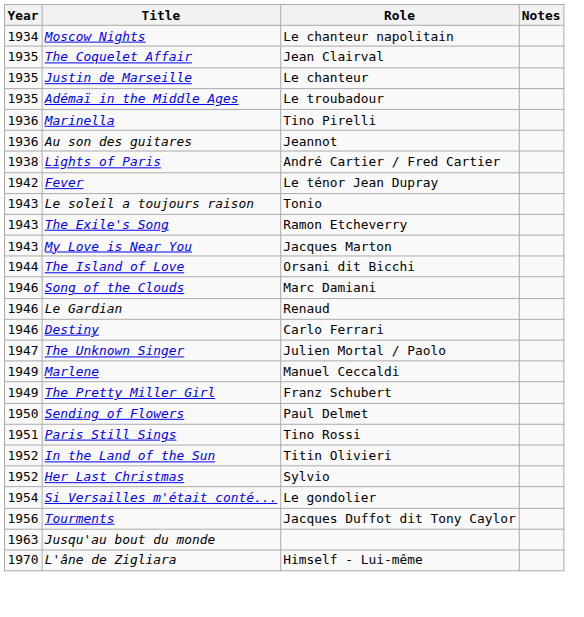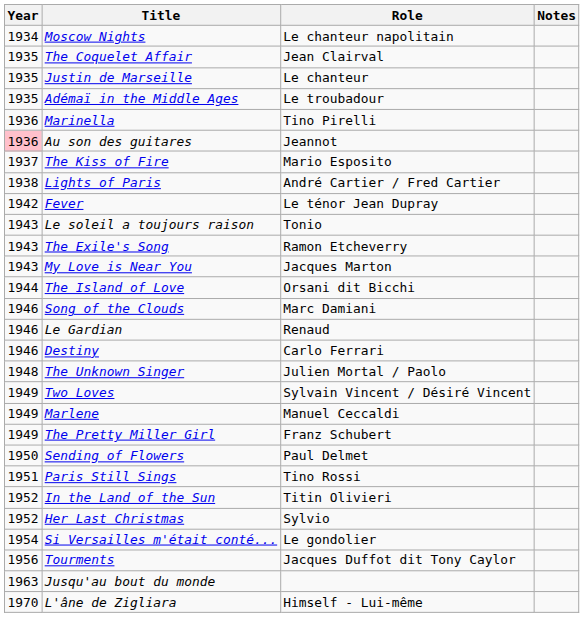(23, 141) no background -> (23, 141) pink background
+ row: (107, 162)
(23, 351) 1947 -> (23, 372) 1948
+ row: (80, 393)
